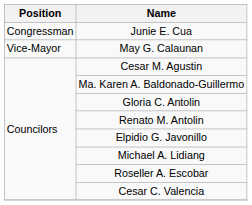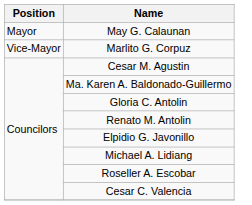- row: (161, 31)
(34, 49) Vice-Mayor -> (22, 31) Mayor
+ row: (149, 49)
